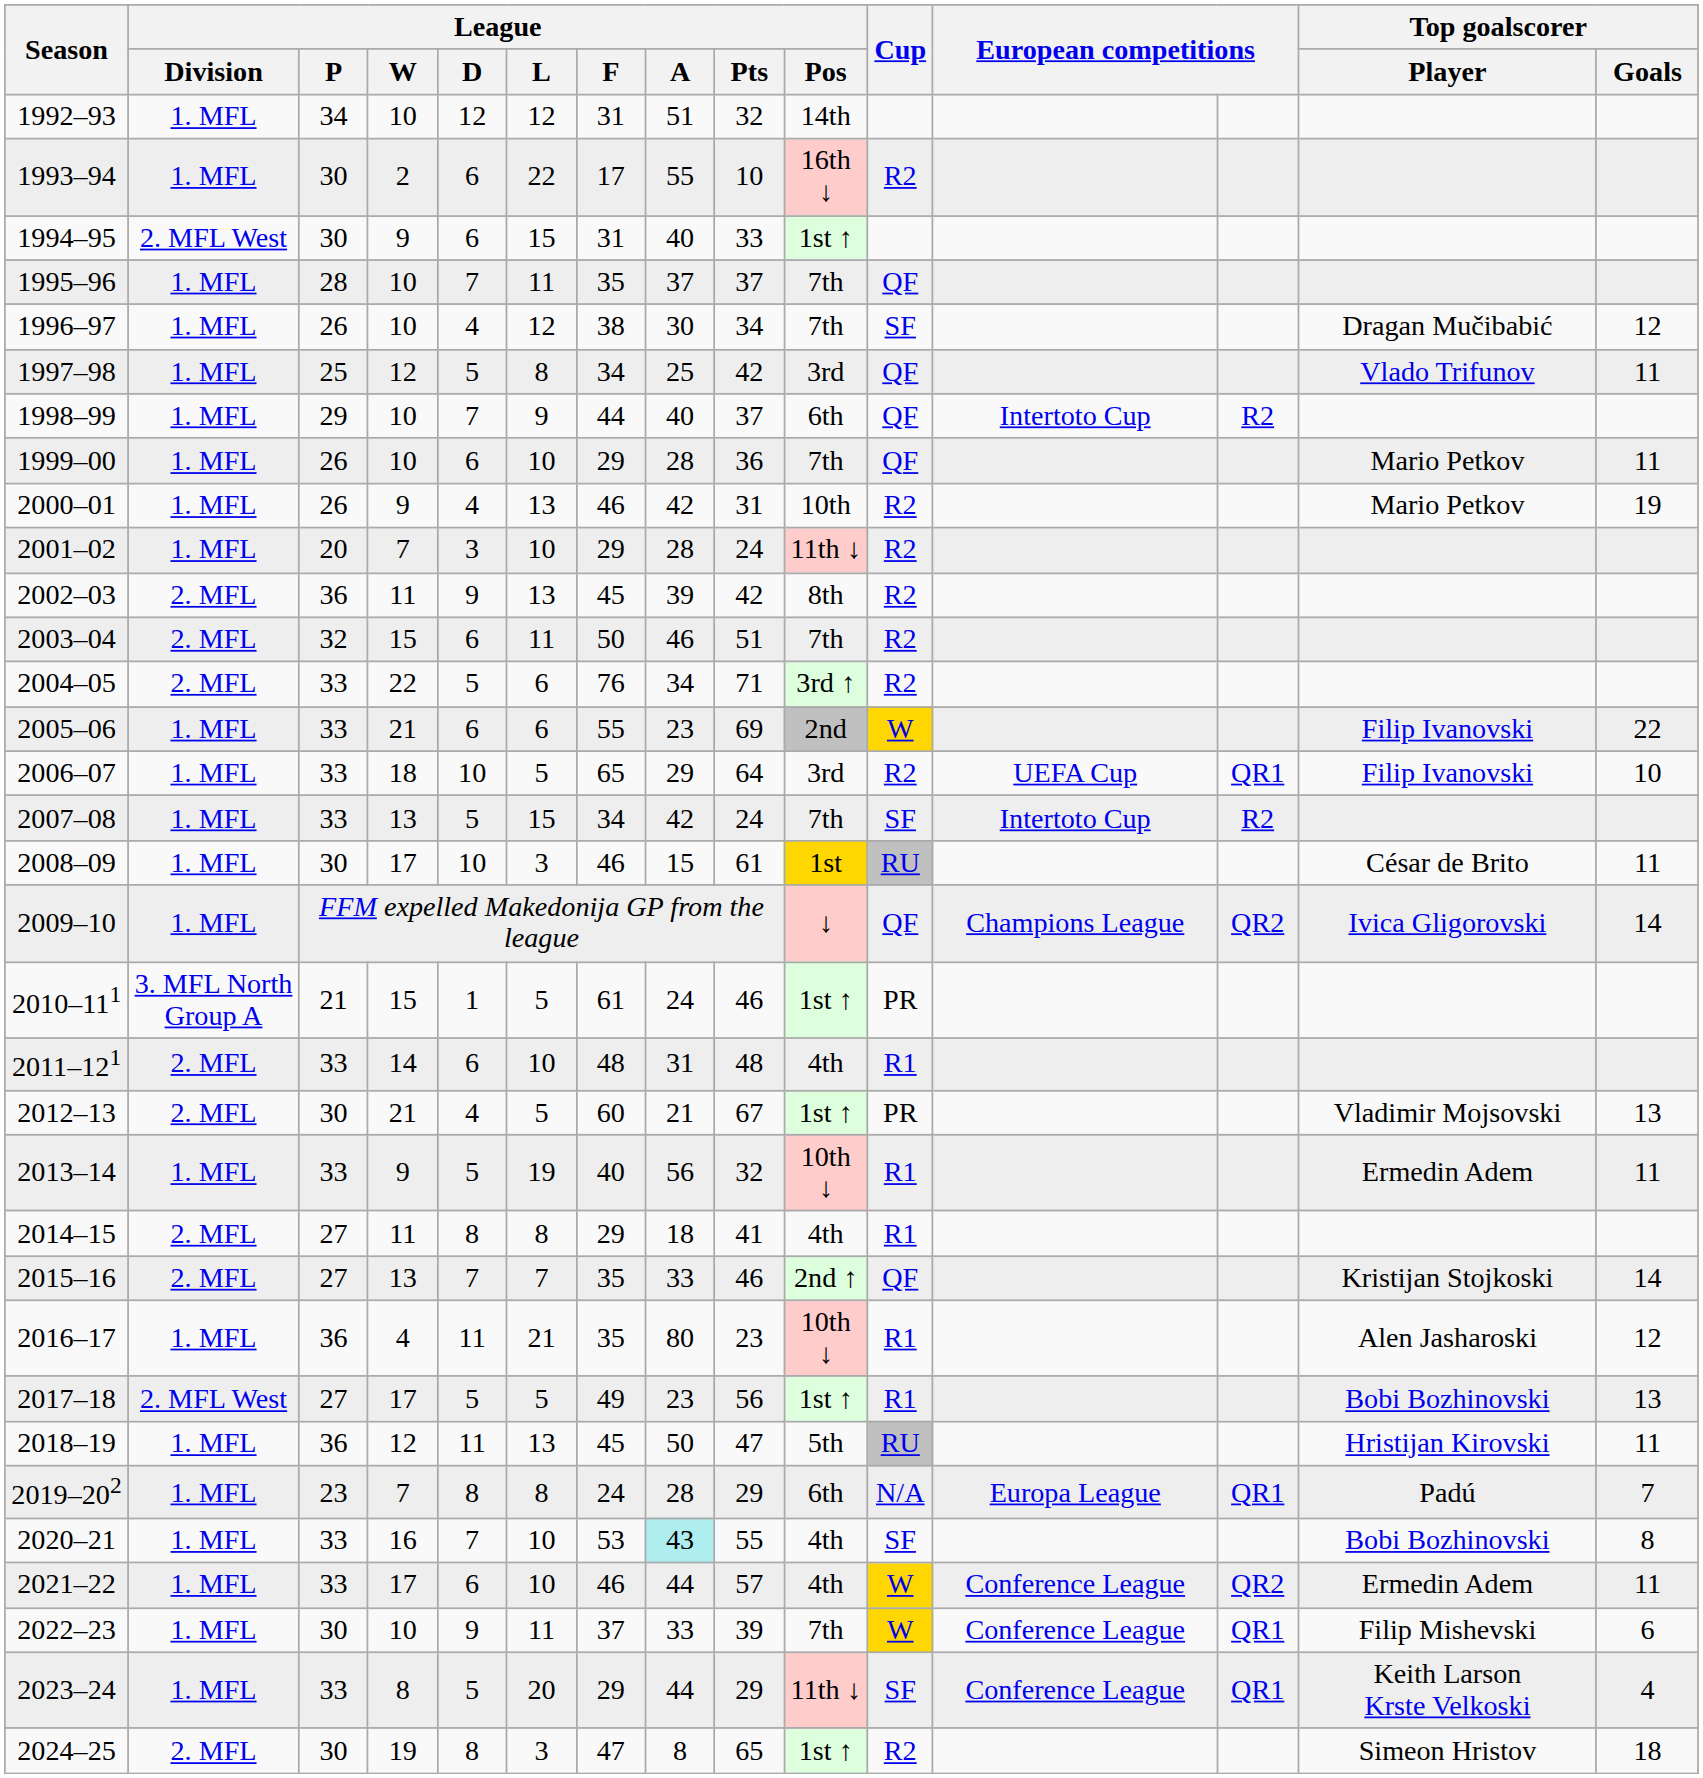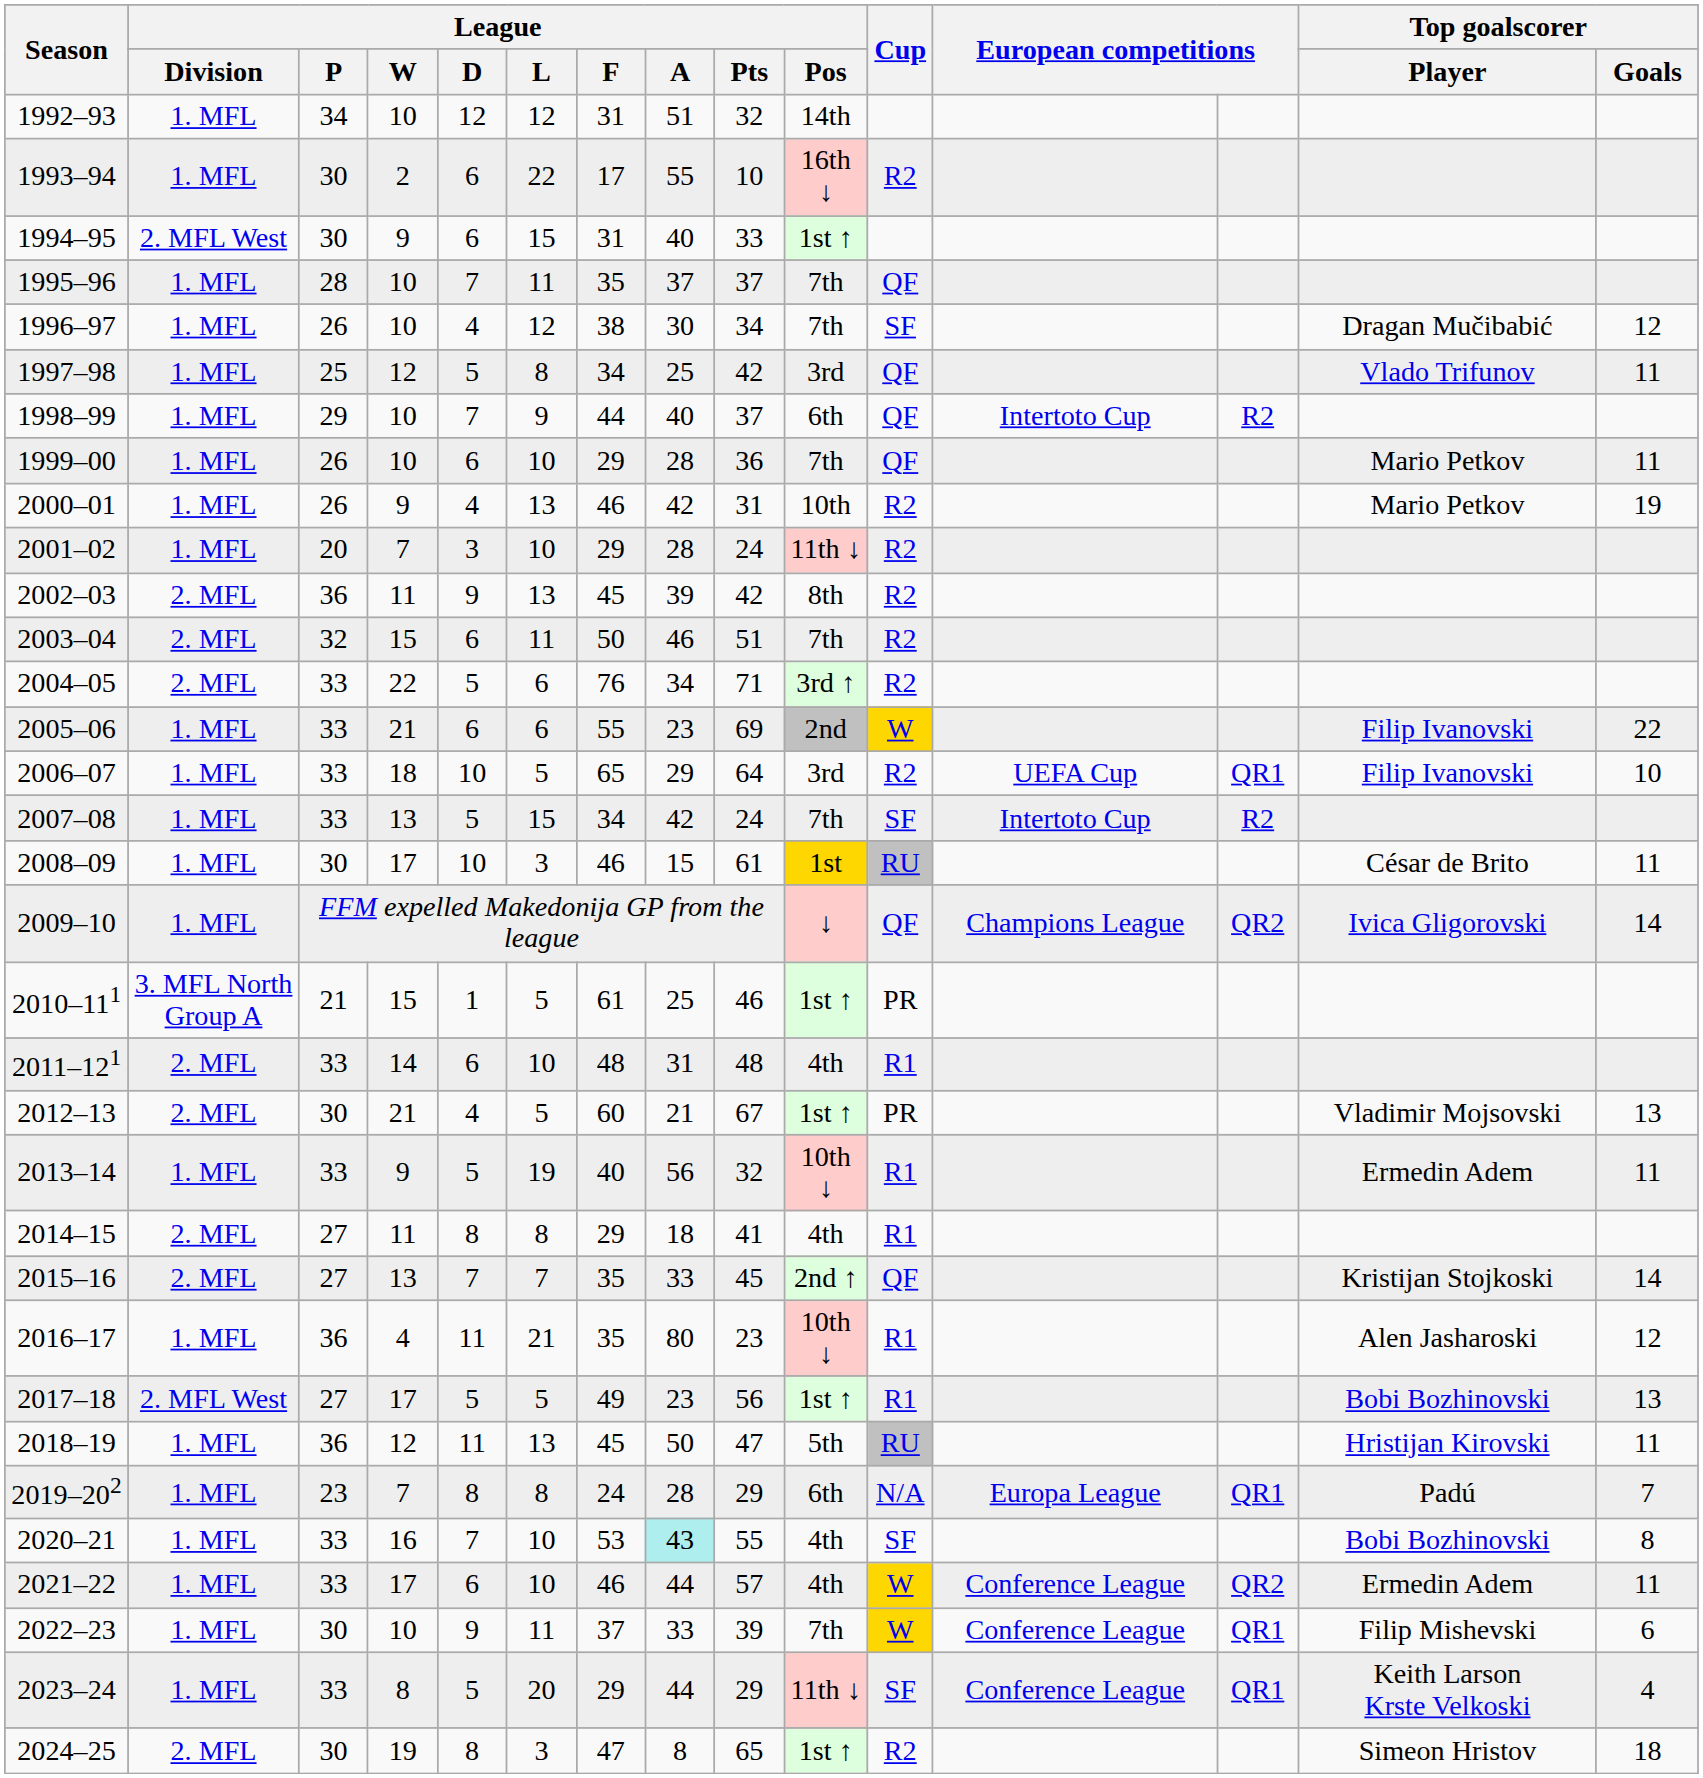(680, 999) 24 -> (680, 999) 25
(749, 1277) 46 -> (749, 1277) 45
